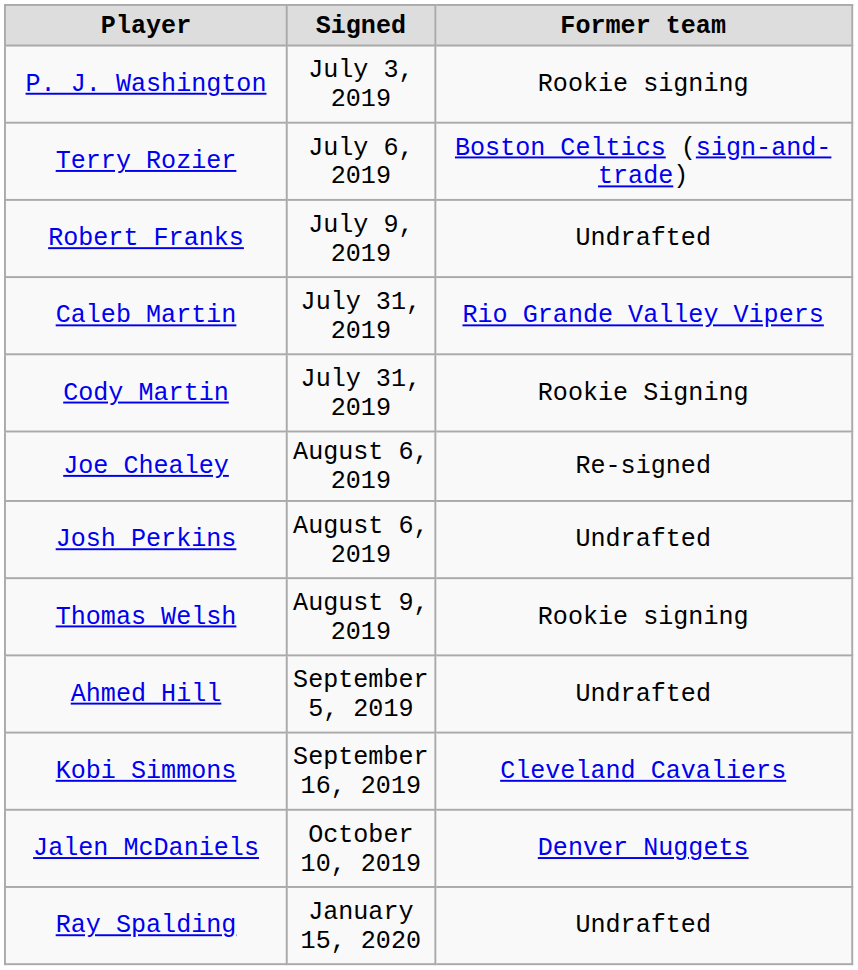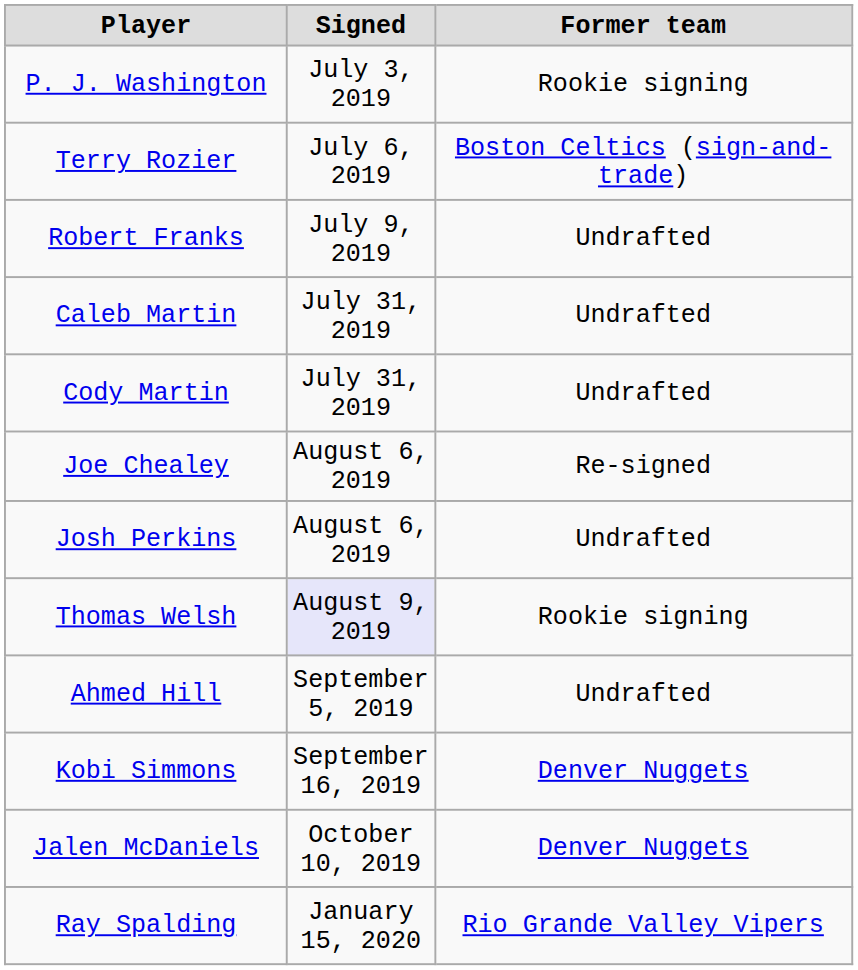(643, 316) Rio Grande Valley Vipers -> (643, 316) Undrafted
(643, 393) Rookie Signing -> (643, 393) Undrafted
(361, 617) no background -> (361, 617) lavender background
(643, 772) Cleveland Cavaliers -> (643, 772) Denver Nuggets
(643, 926) Undrafted -> (643, 926) Rio Grande Valley Vipers
